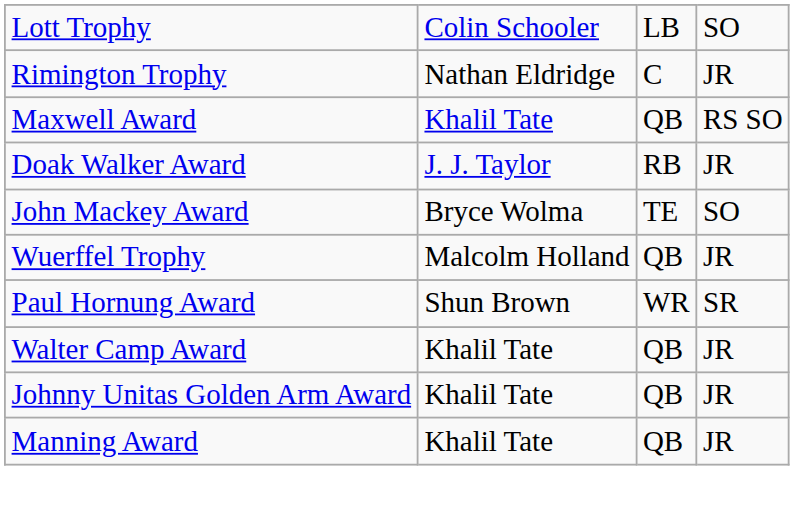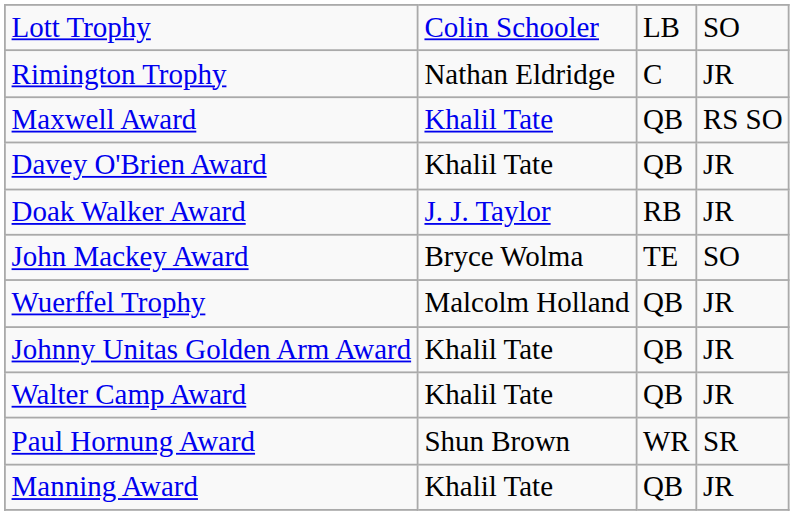+ row: (139, 165)
rows swapped: (133, 303) <-> (211, 394)
